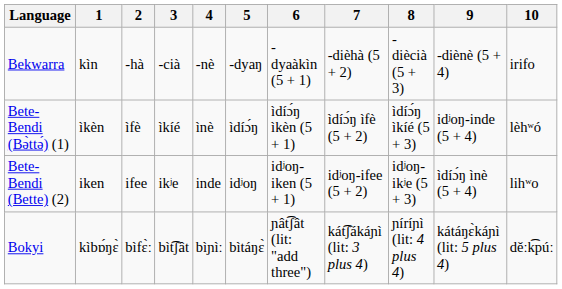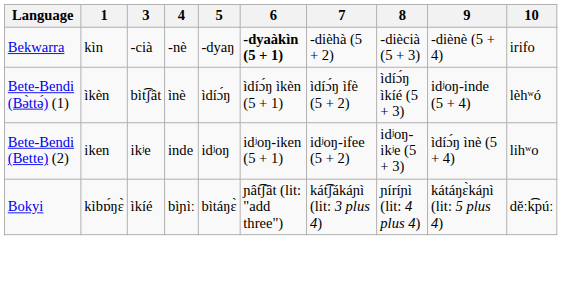- column: (139, 16)
(294, 63) normal -> (271, 47) bold
(169, 127) ìkíé -> (146, 94) bìt͡ʃât
(174, 247) bìt͡ʃât -> (142, 206) ìkíé
